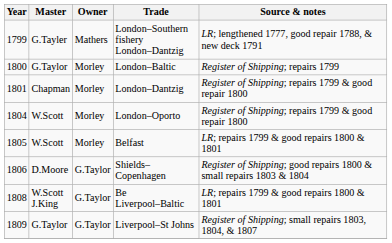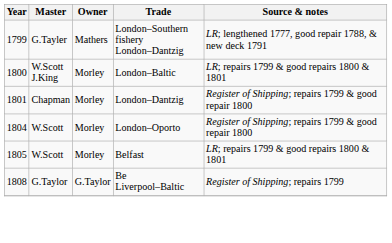(49, 67) G.Taylor -> (47, 72) W.Scott J.King
(270, 67) Register of Shipping; repairs 1799 -> (288, 72) LR; repairs 1799 & good repairs 1800 & 1801
- row: (141, 170)
(47, 198) W.Scott J.King -> (49, 182) G.Taylor
(283, 198) LR; repairs 1799 & good repairs 1800 & 1801 -> (275, 182) Register of Shipping; repairs 1799
- row: (155, 225)
